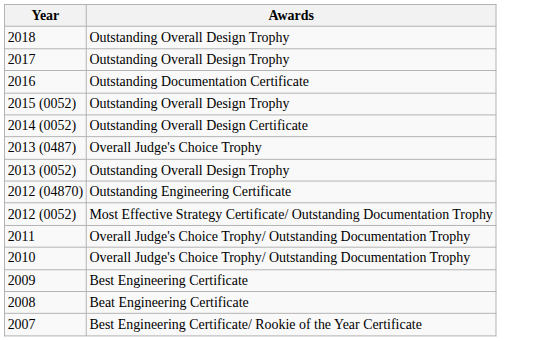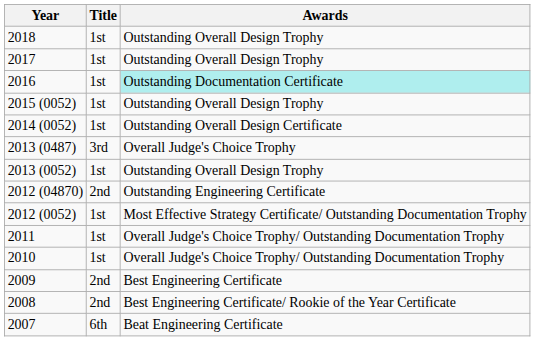+ column: (103, 15)
(199, 81) no background -> (233, 81) paleturquoise background
(169, 302) Beat Engineering Certificate -> (290, 302) Best Engineering Certificate/ Rookie of the Year Certificate
(256, 324) Best Engineering Certificate/ Rookie of the Year Certificate -> (203, 324) Beat Engineering Certificate
